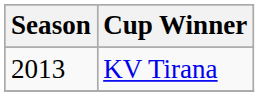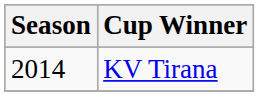(38, 68) 2013 -> (38, 68) 2014
